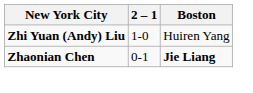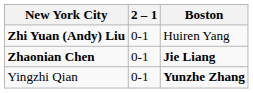(140, 35) 1-0 -> (140, 35) 0-1
+ row: (43, 77)
